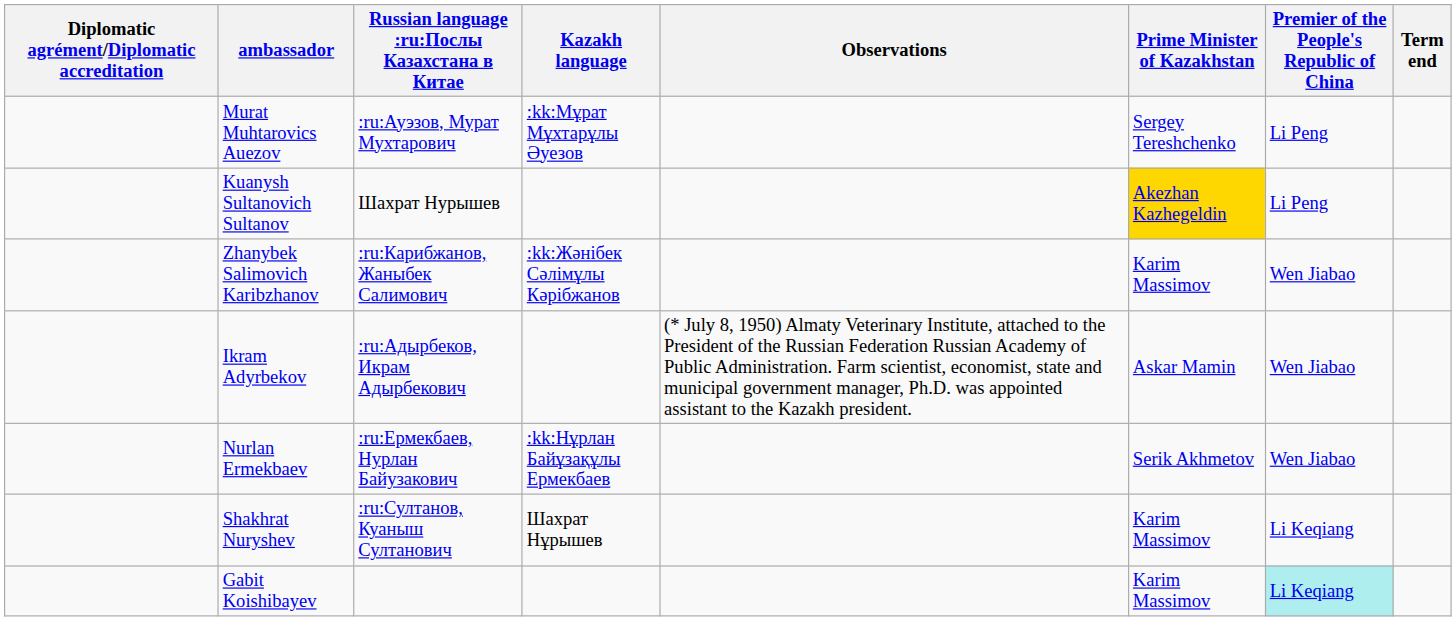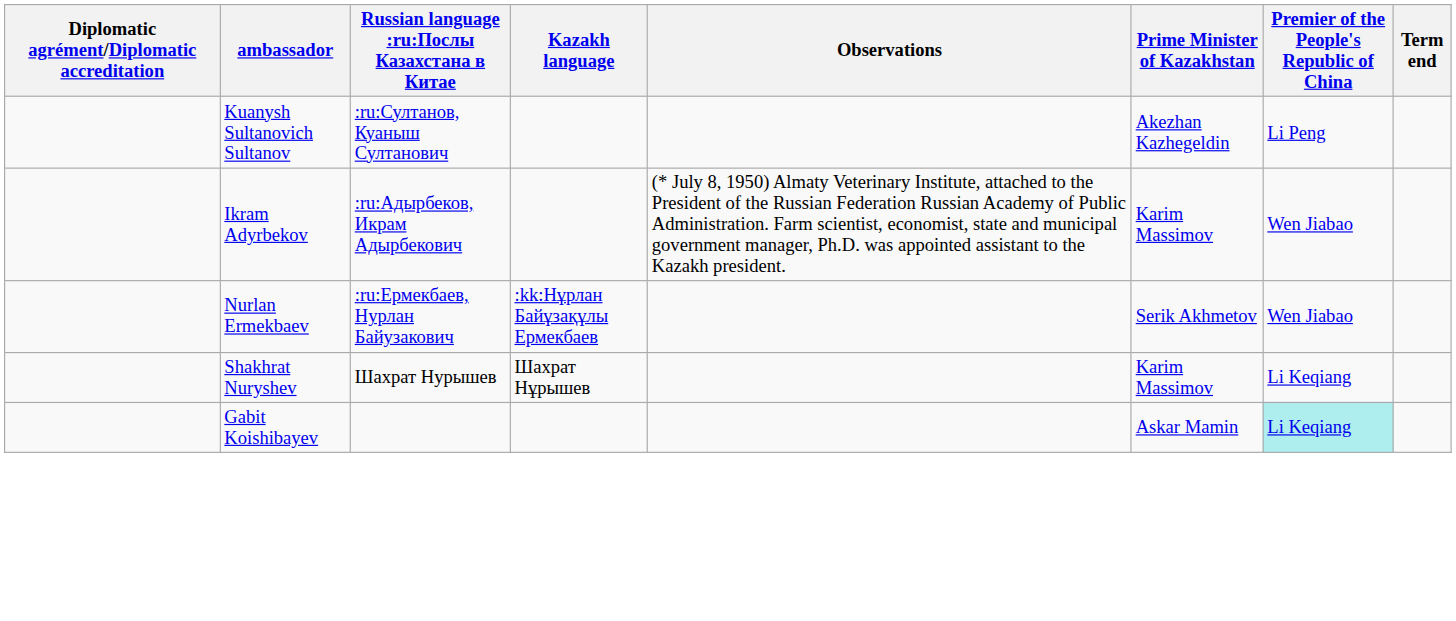- row: (270, 132)
(429, 203) Шахрат Нурышев -> (407, 132) :ru:Султанов, Куаныш Султанович
(1180, 203) gold background -> (1183, 132) no background
- row: (271, 274)
(1184, 366) Askar Mamin -> (1174, 224) Karim Massimov
(411, 529) :ru:Султанов, Куаныш Султанович -> (426, 377) Шахрат Нурышев
(1172, 590) Karim Massimov -> (1187, 427) Askar Mamin
